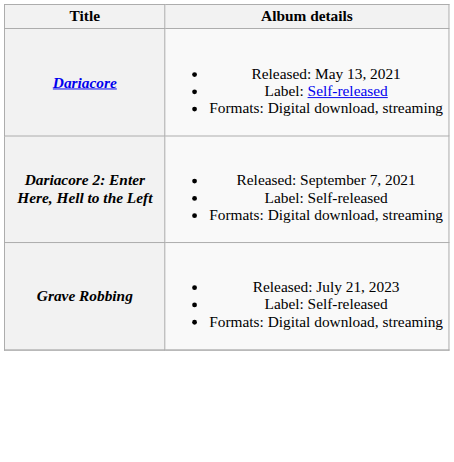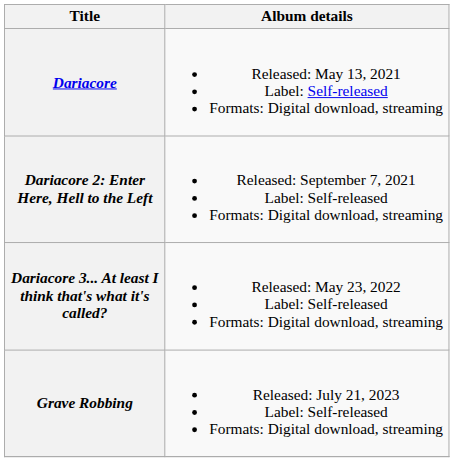+ row: (85, 296)
